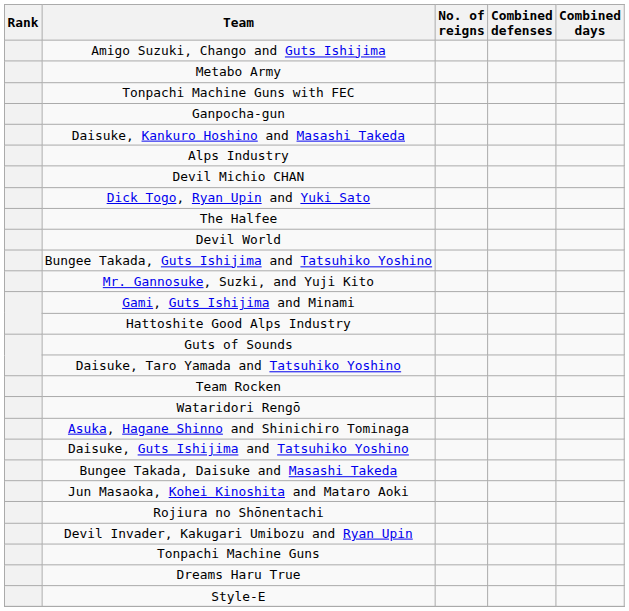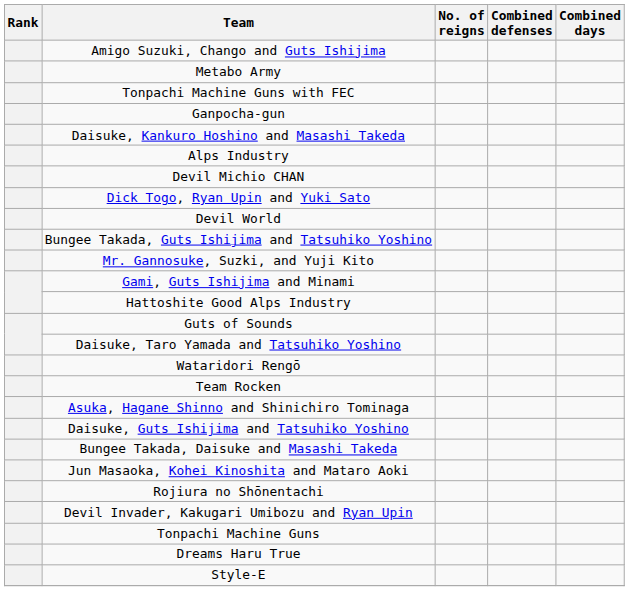- row: (238, 219)
rows swapped: (238, 386) <-> (238, 407)
